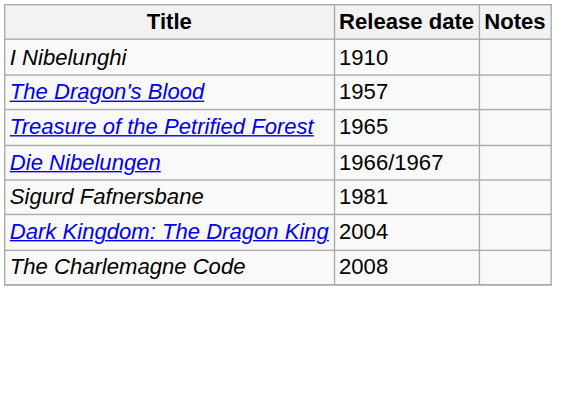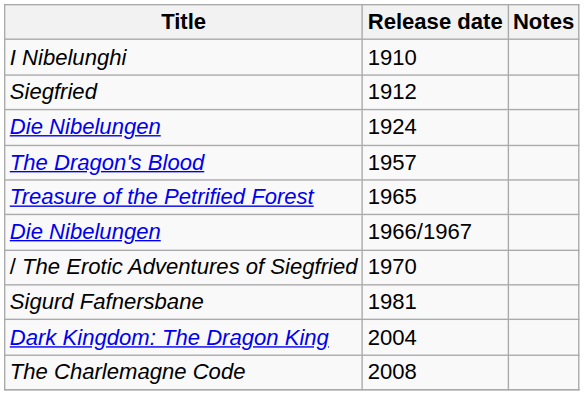+ row: (53, 92)
+ row: (85, 127)
+ row: (184, 267)
